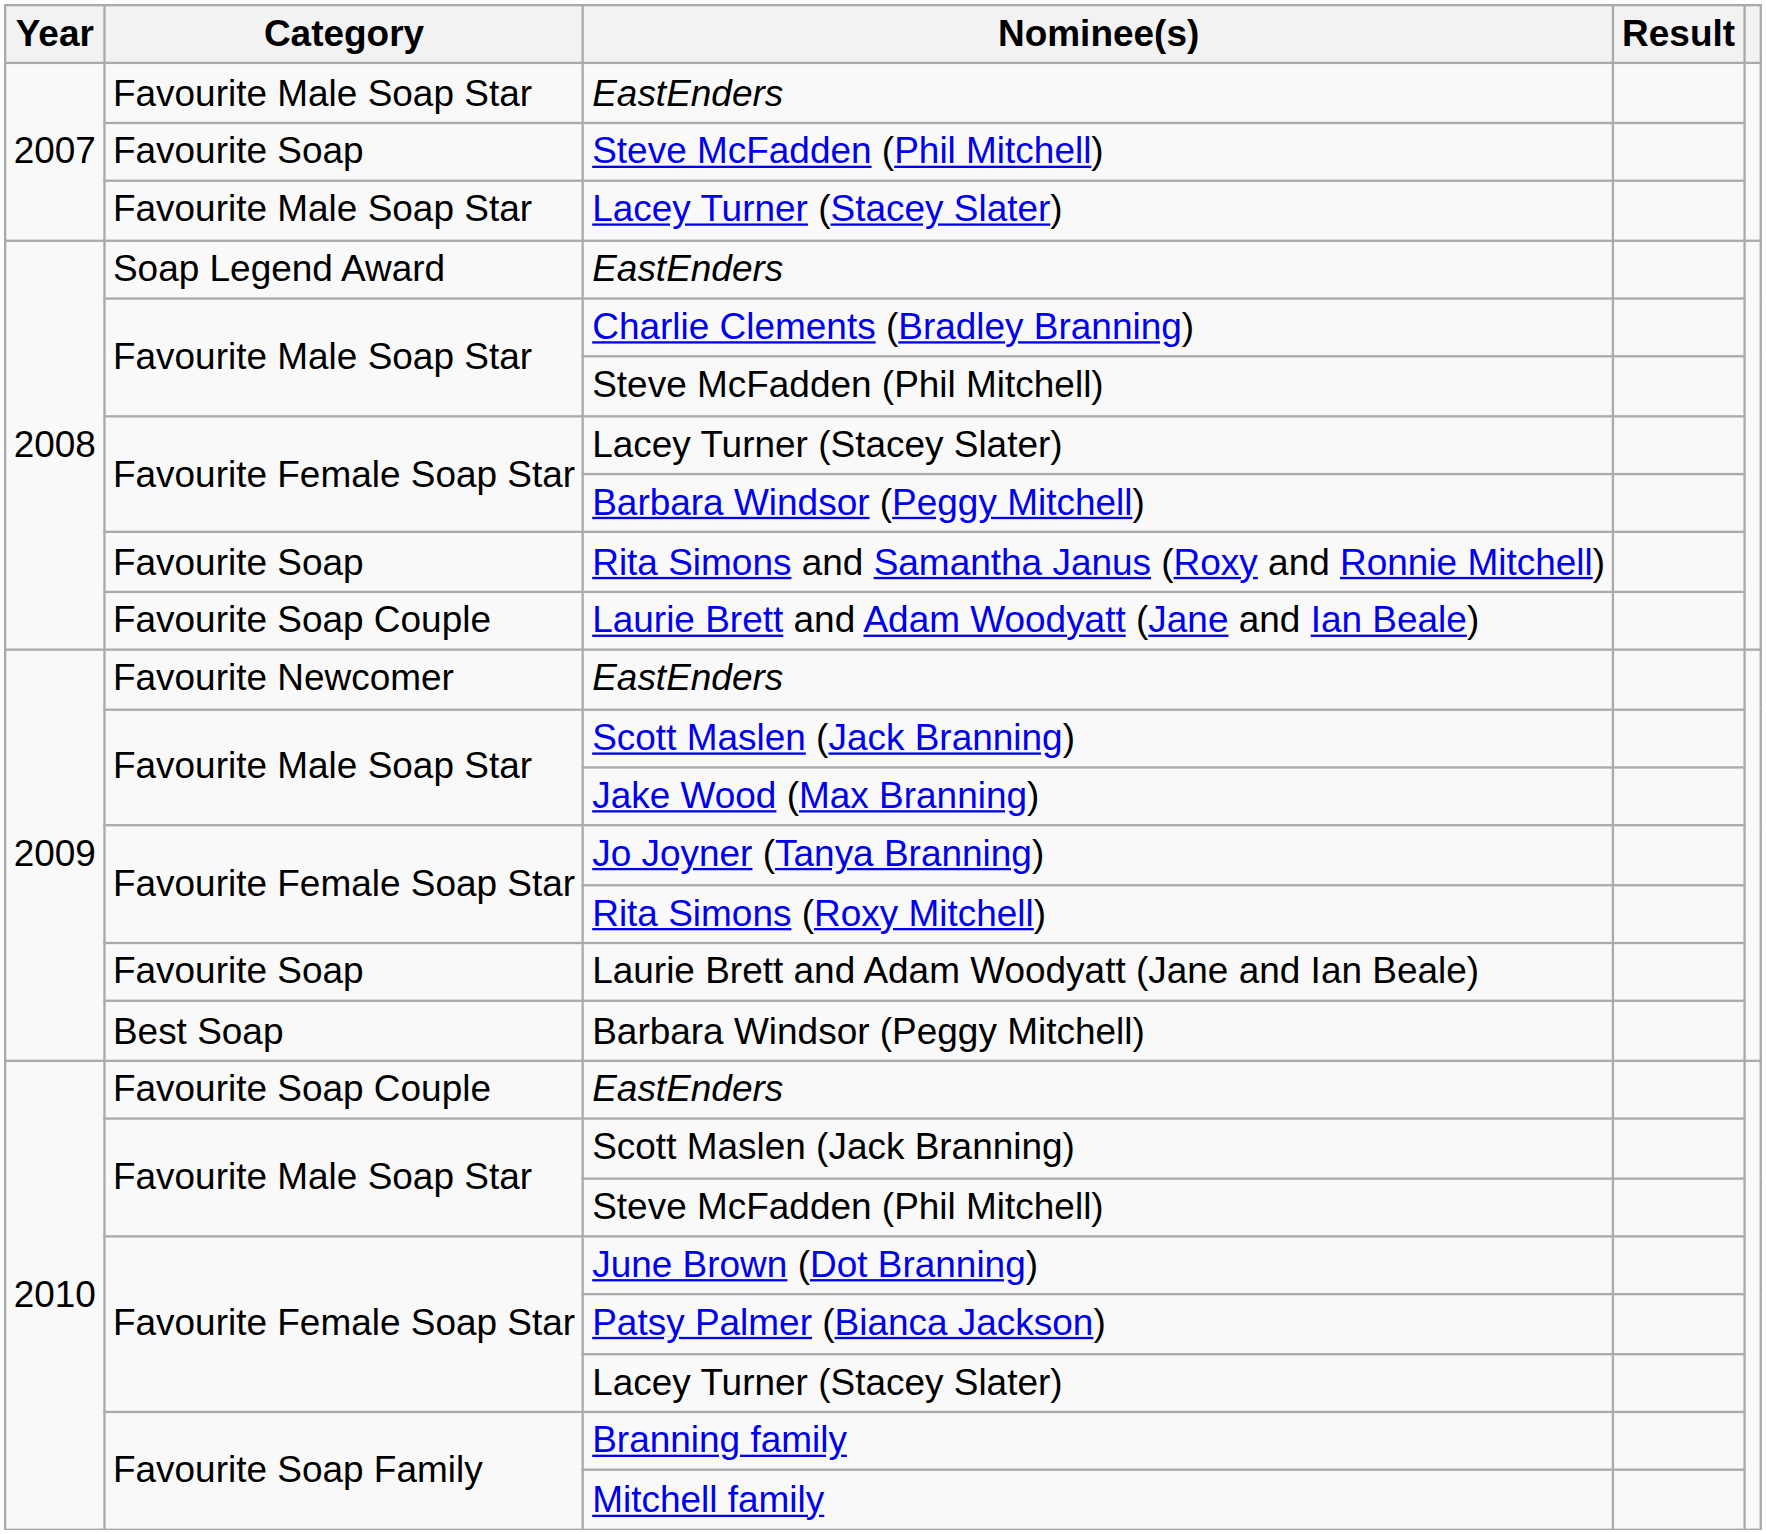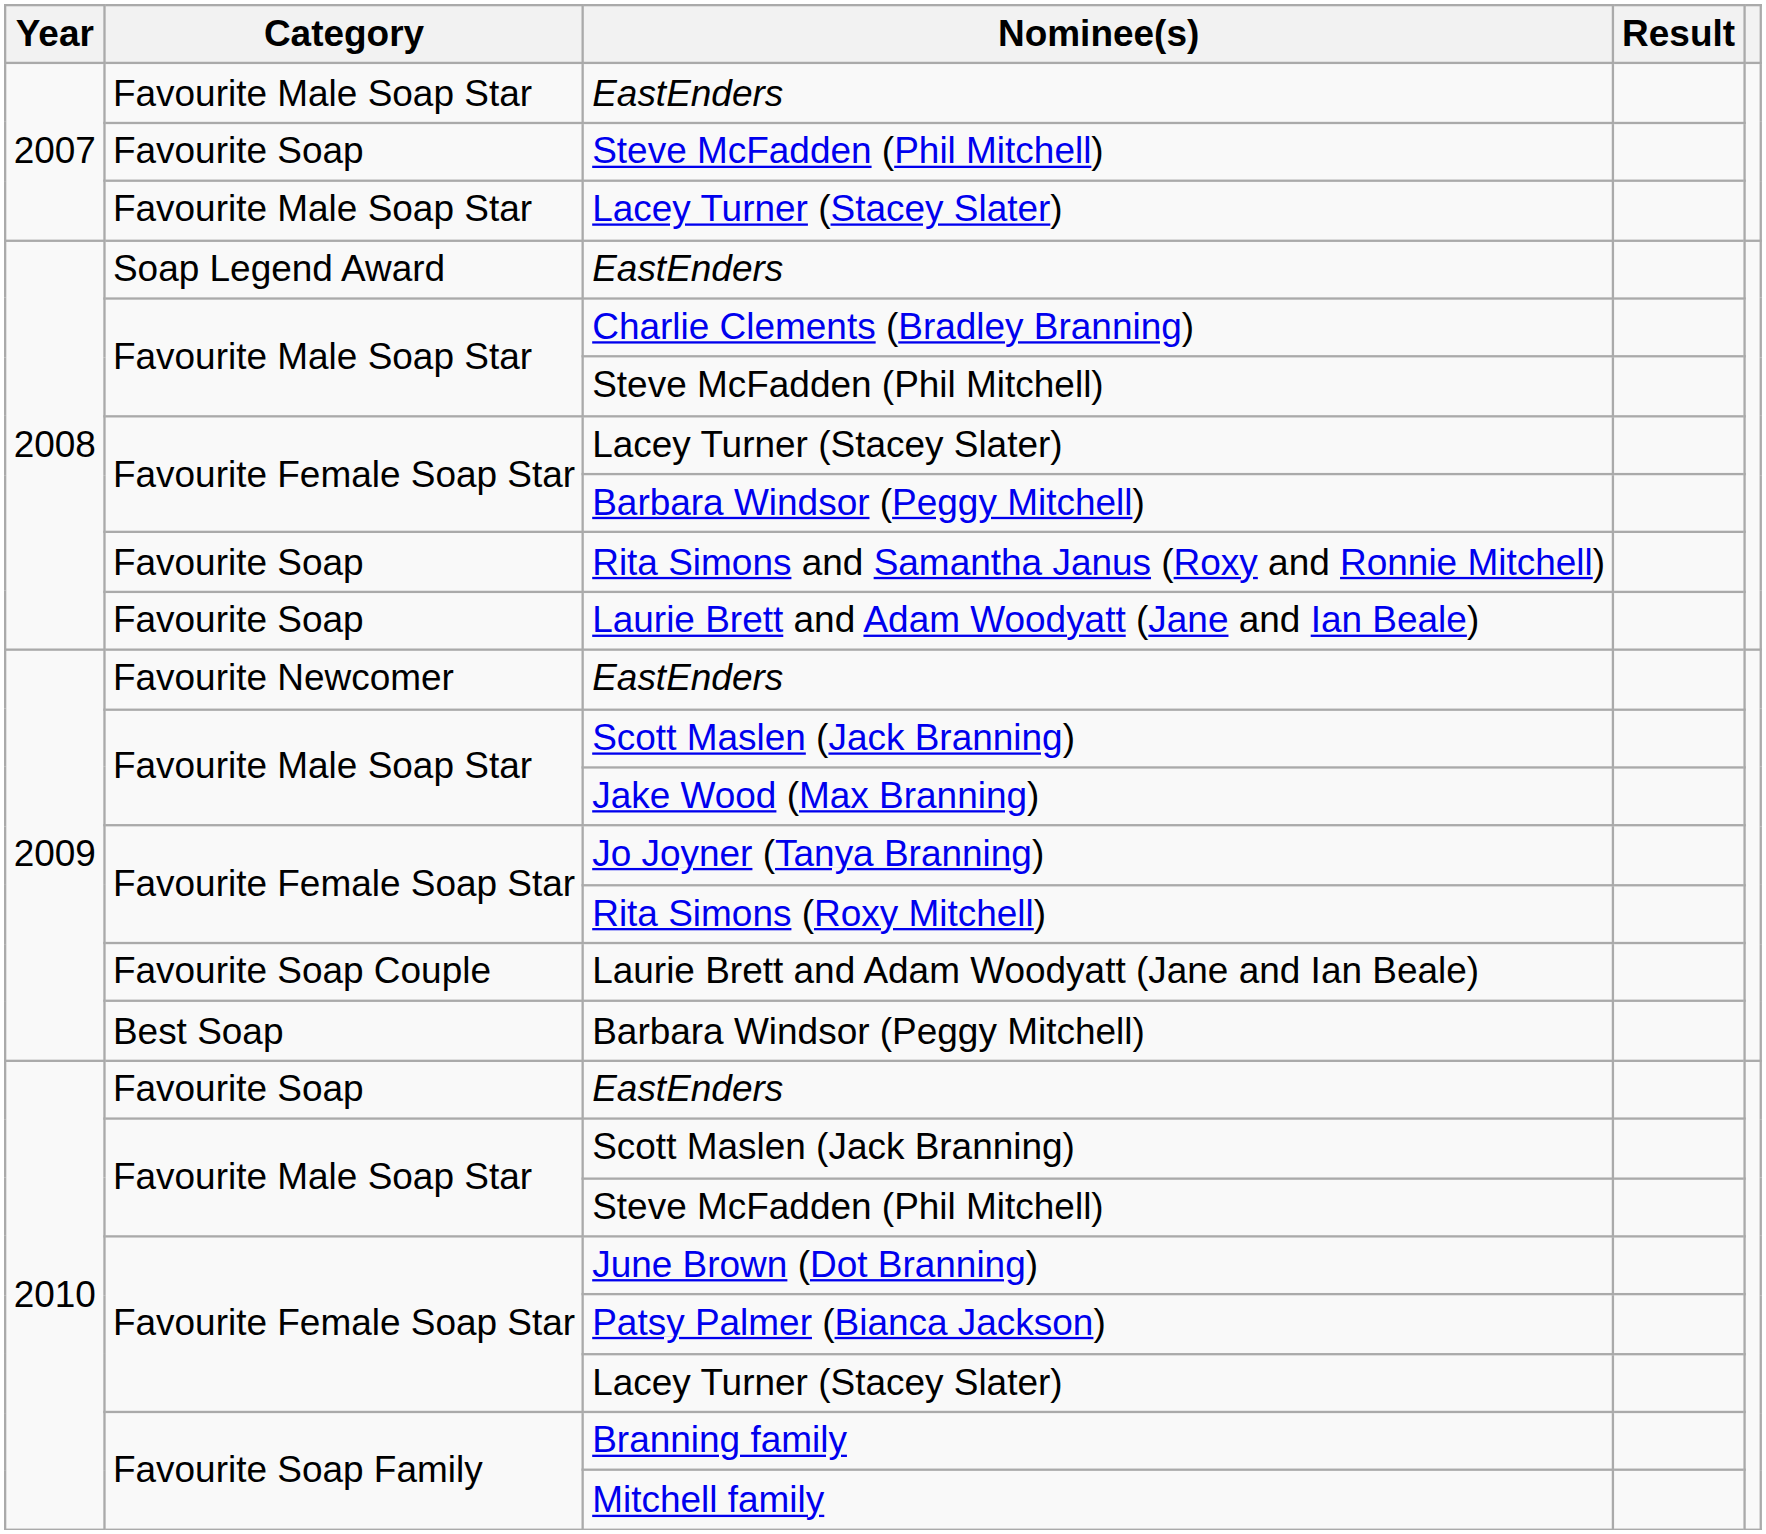(302, 619) Favourite Soap Couple -> (238, 619) Favourite Soap
(238, 971) Favourite Soap -> (302, 971) Favourite Soap Couple
(302, 1088) Favourite Soap Couple -> (238, 1088) Favourite Soap
